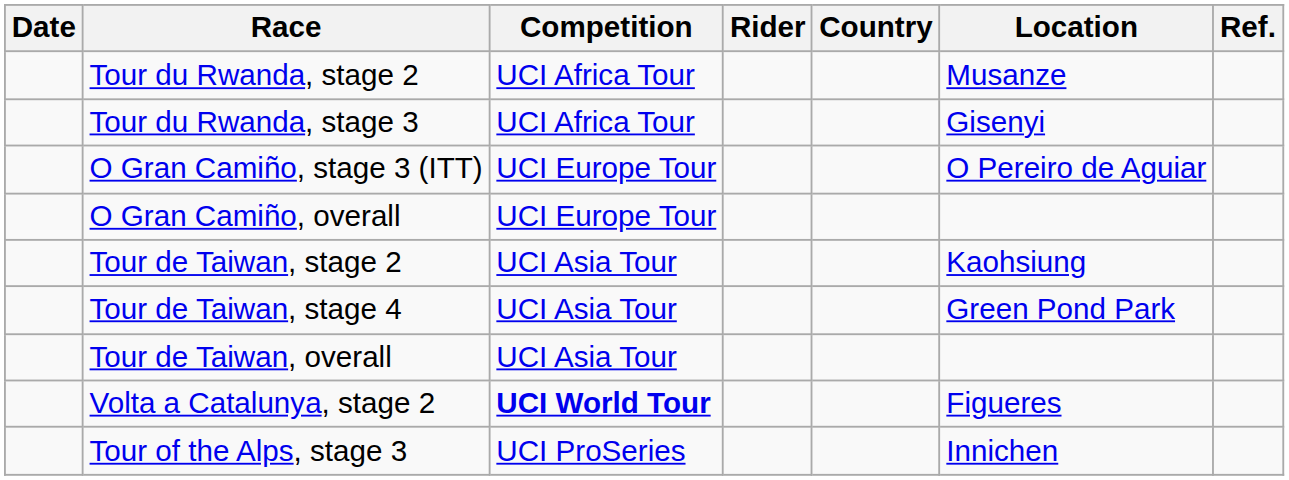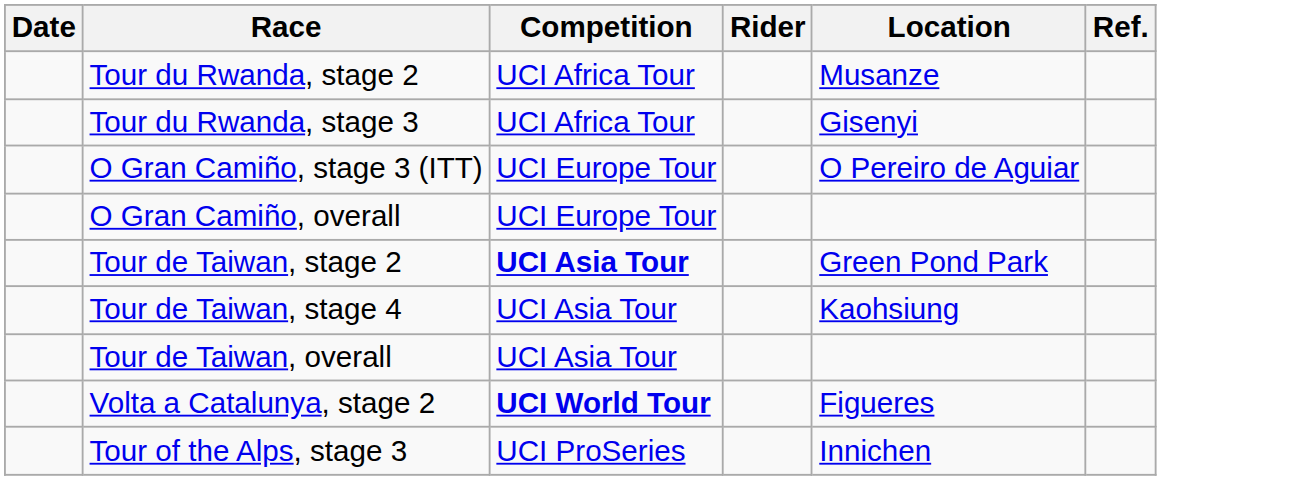- column: (876, 27)
(587, 262) normal -> (593, 262) bold
(1016, 262) Kaohsiung -> (934, 262) Green Pond Park
(1061, 309) Green Pond Park -> (889, 309) Kaohsiung
